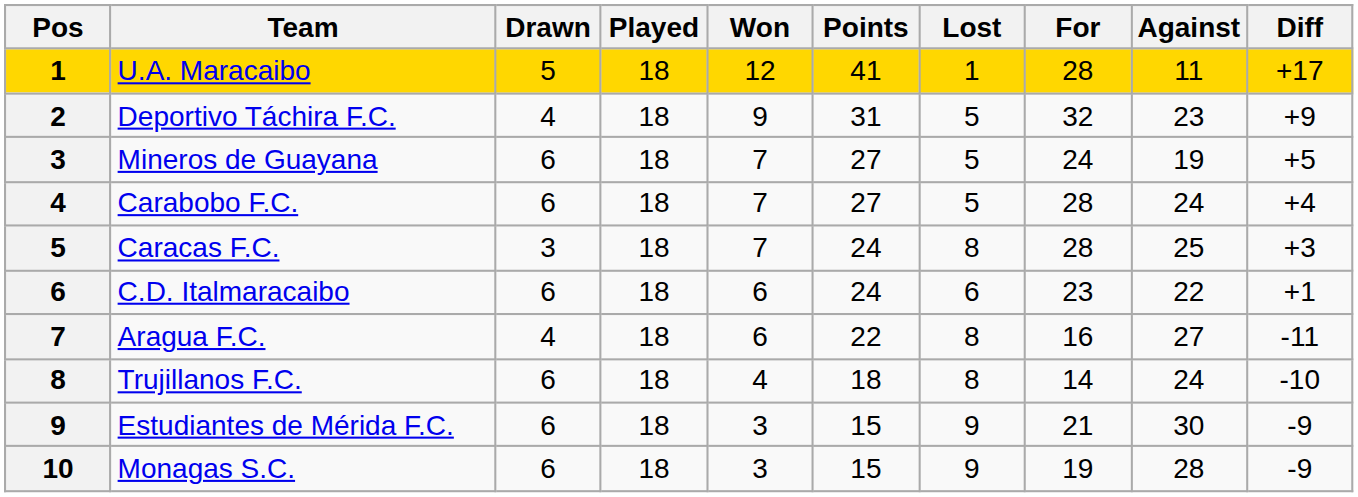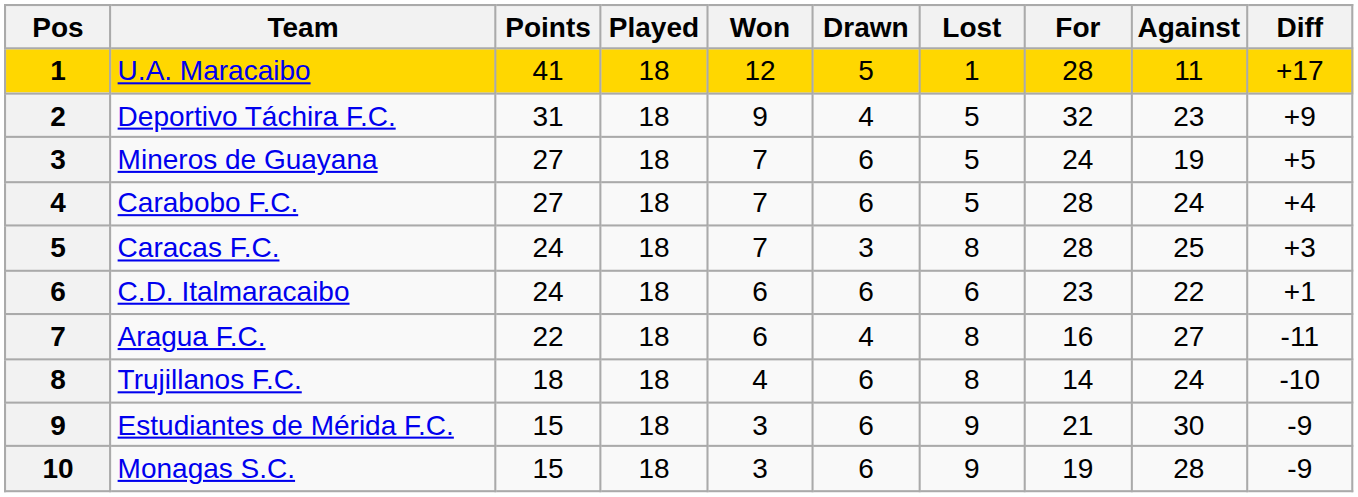columns swapped: (866, 27) <-> (548, 27)
